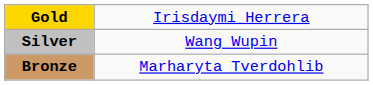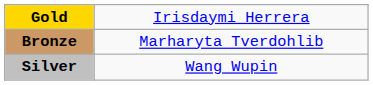rows swapped: (49, 42) <-> (49, 67)
